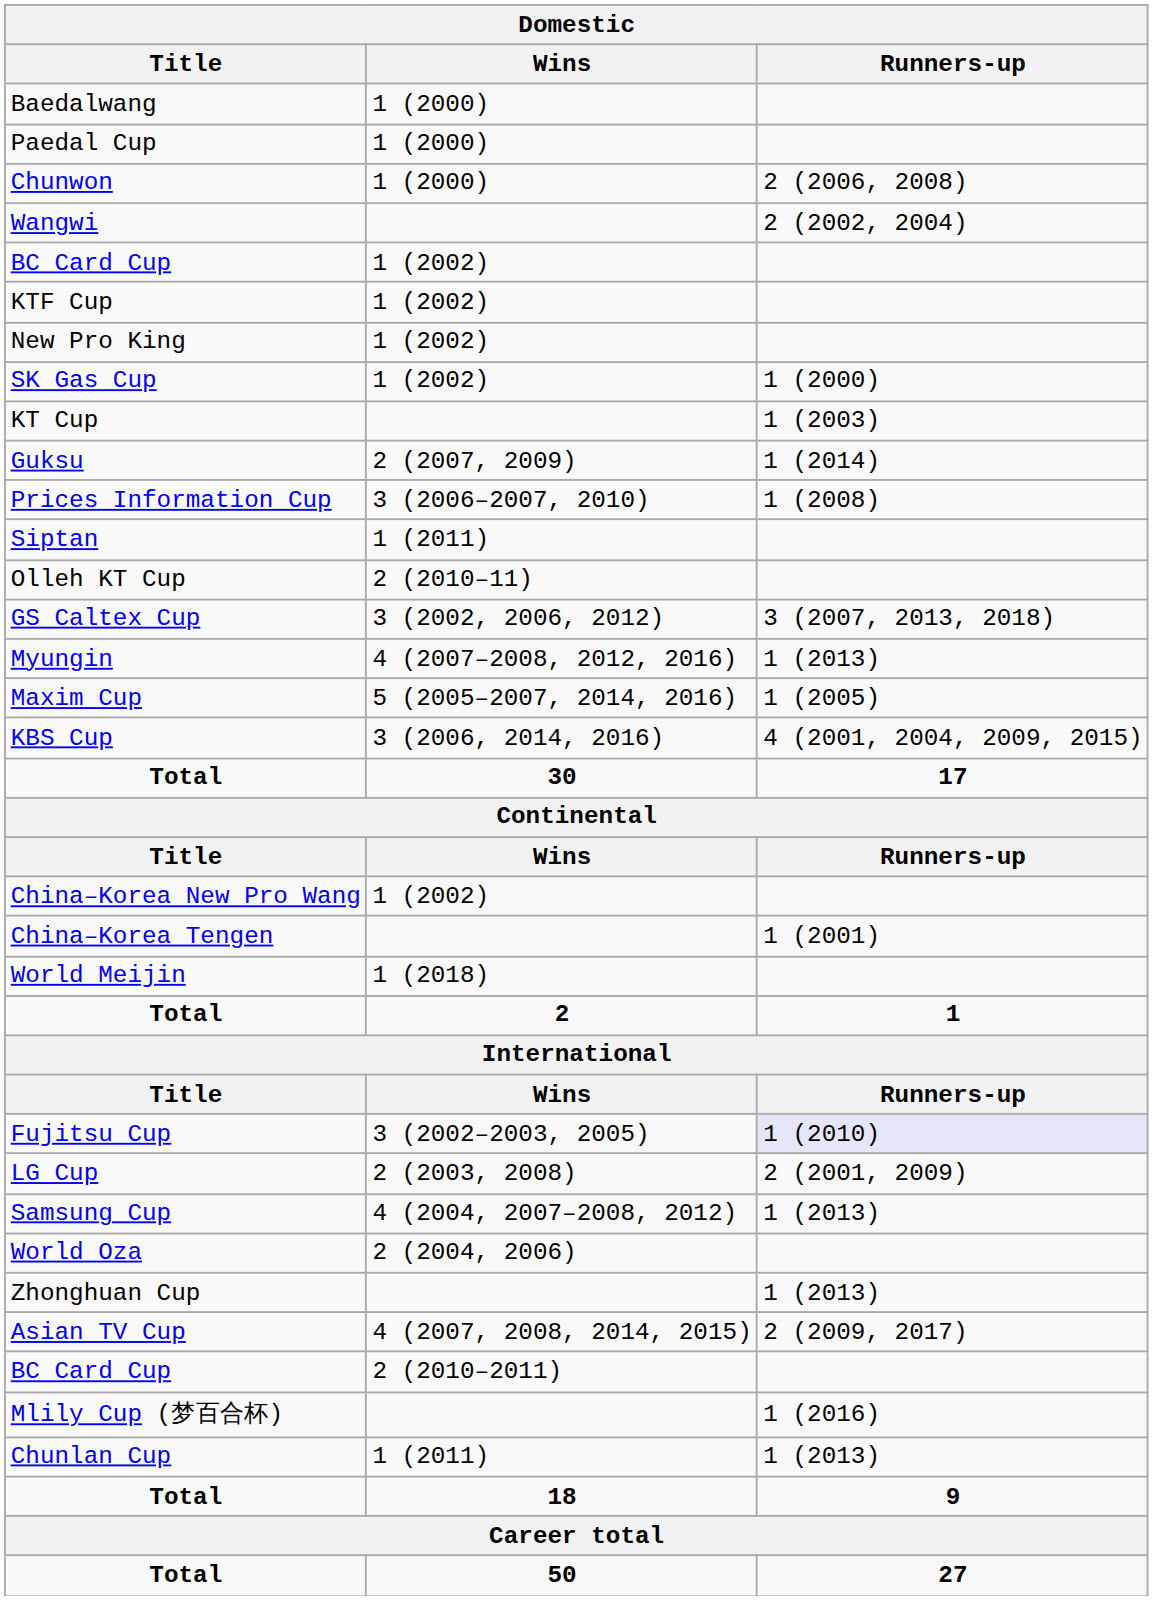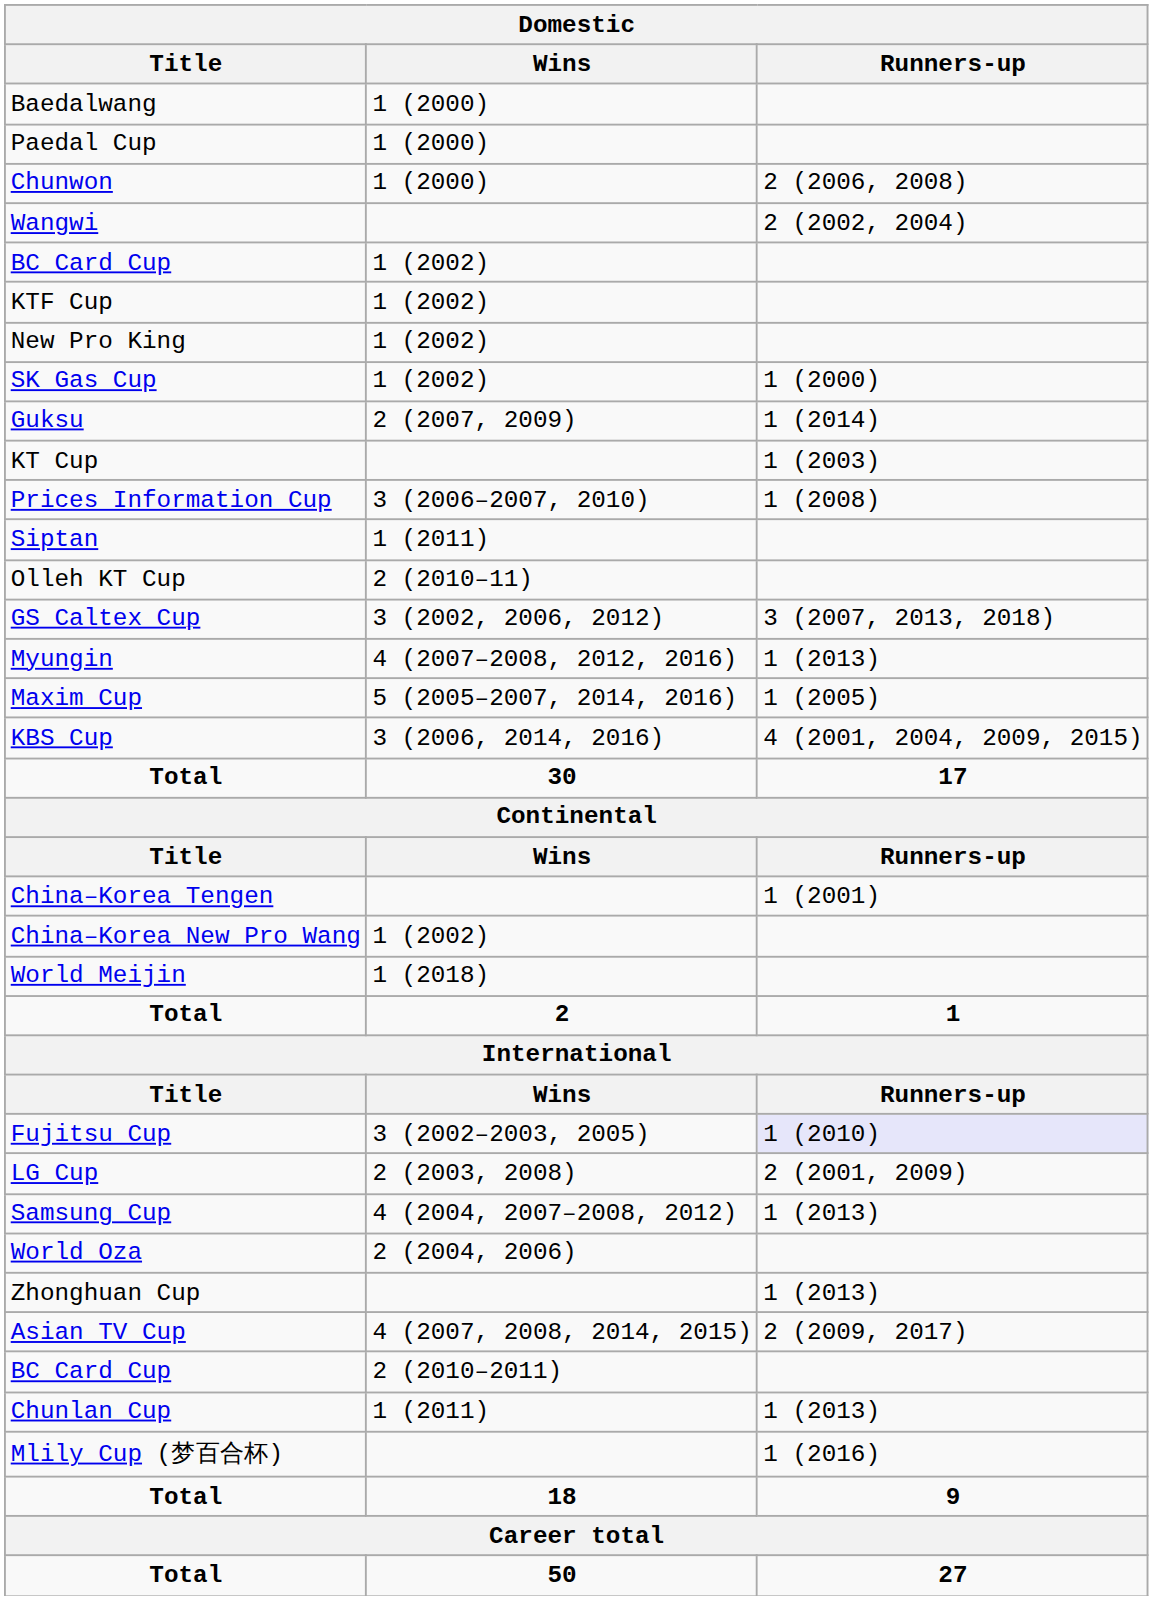rows swapped: (54, 421) <-> (47, 461)
rows swapped: (186, 896) <-> (142, 936)
rows swapped: (91, 1457) <-> (147, 1415)
